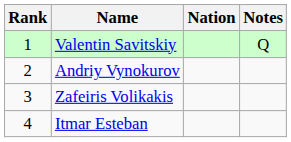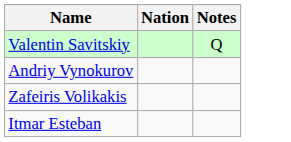- column: (28, 17)
